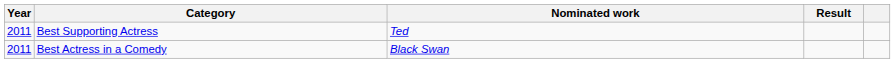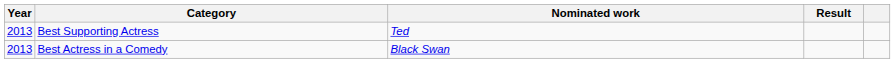(19, 31) 2011 -> (20, 31) 2013
(19, 49) 2011 -> (20, 49) 2013
